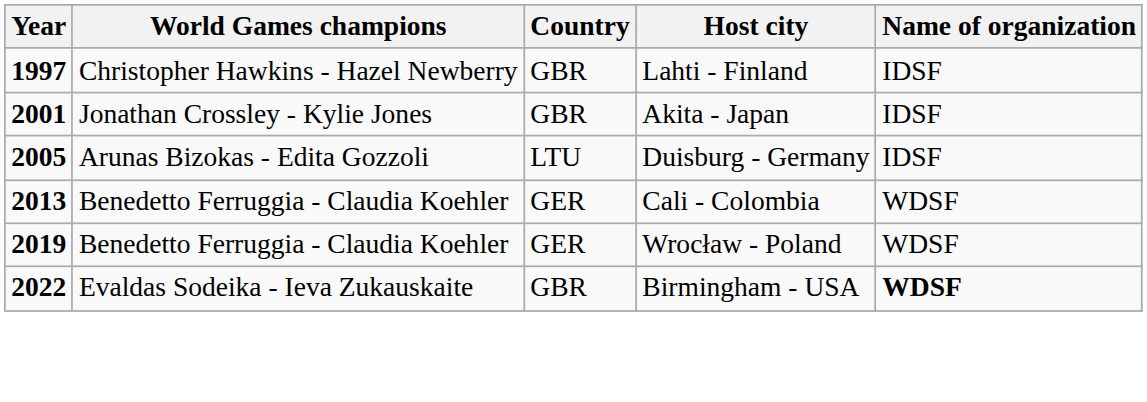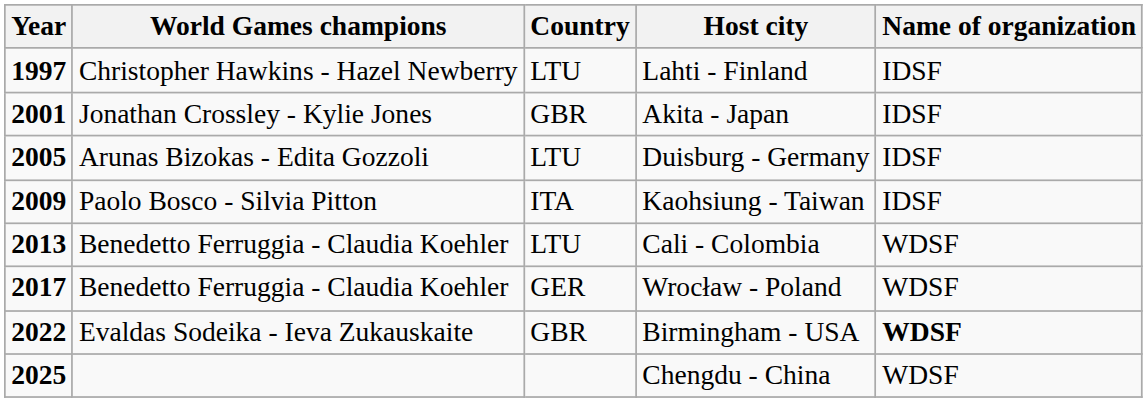(559, 69) GBR -> (556, 69) LTU
+ row: (753, 200)
(558, 200) GER -> (556, 244) LTU
(39, 244) 2019 -> (39, 288) 2017
+ row: (736, 375)
